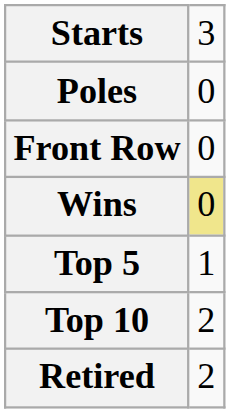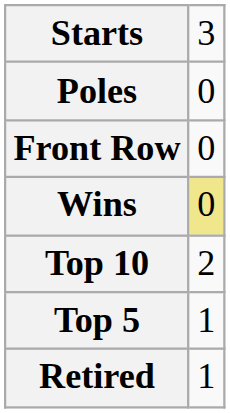rows swapped: (97, 262) <-> (97, 319)
(206, 377) 2 -> (206, 377) 1
